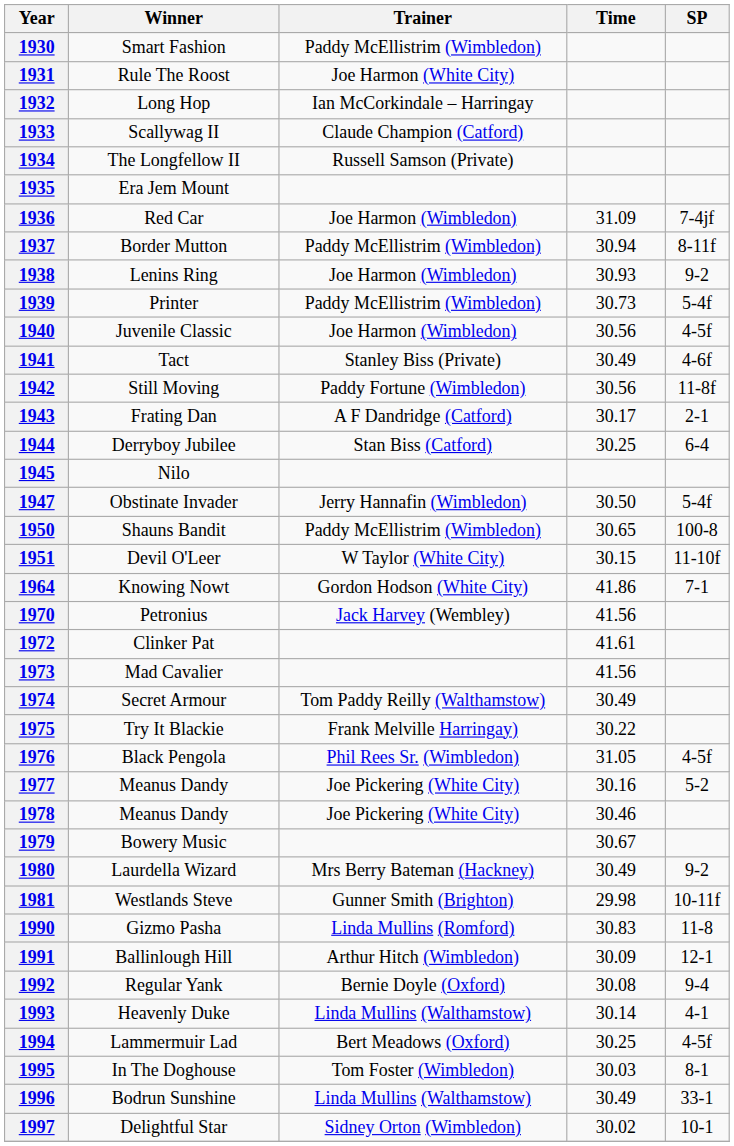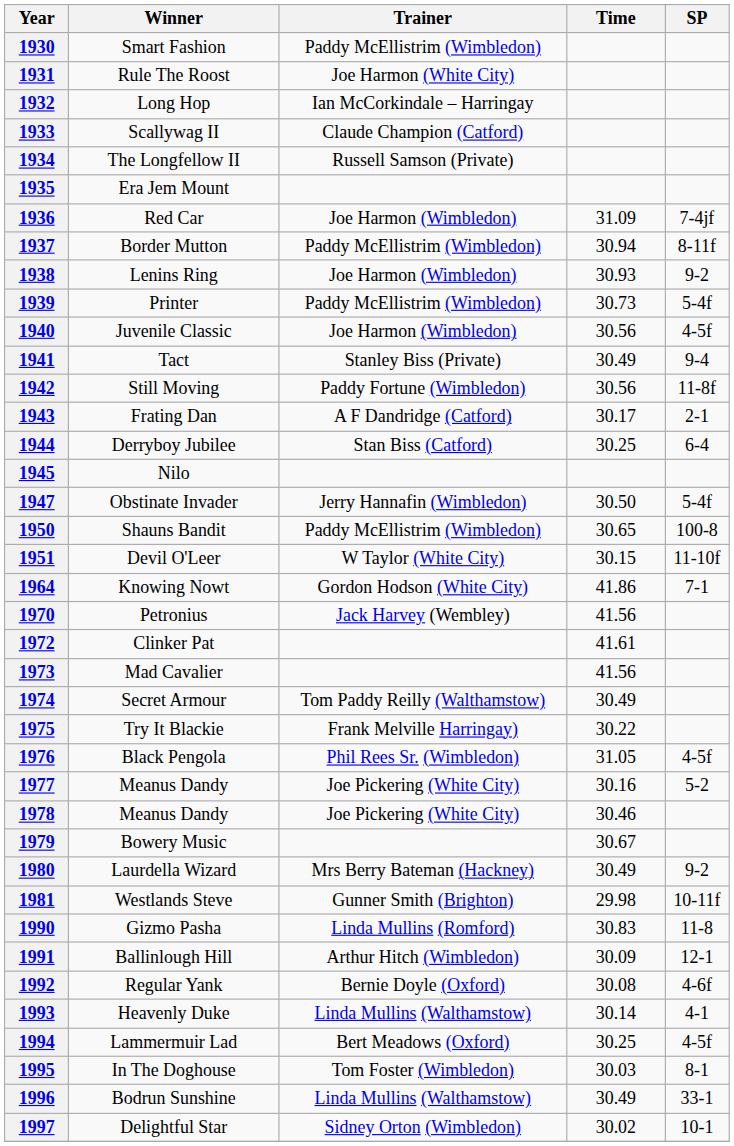(697, 359) 4-6f -> (697, 359) 9-4
(697, 984) 9-4 -> (697, 984) 4-6f
